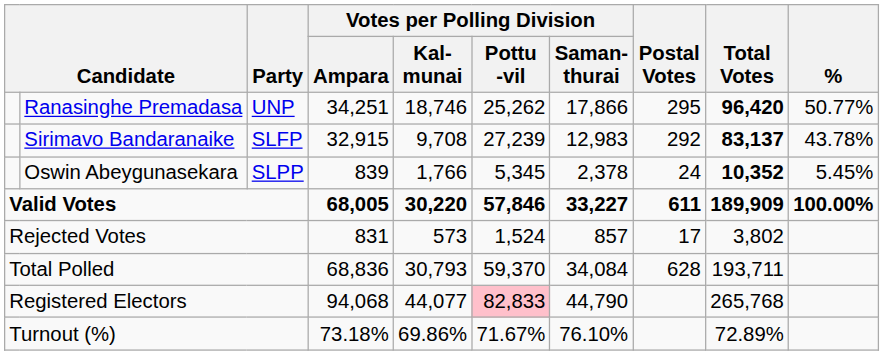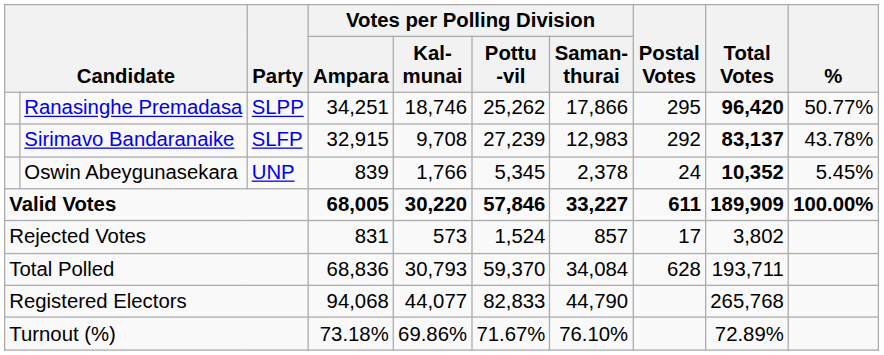(273, 107) UNP -> (278, 107) SLPP
(278, 172) SLPP -> (273, 172) UNP
(514, 301) pink background -> (514, 301) no background
